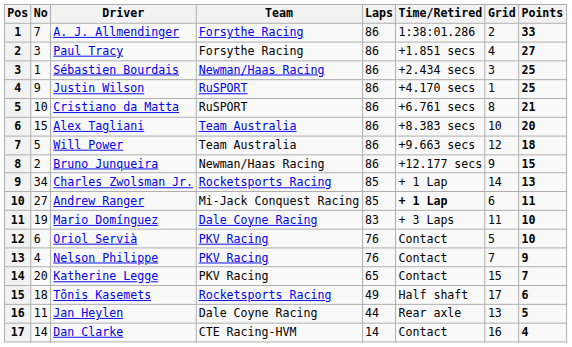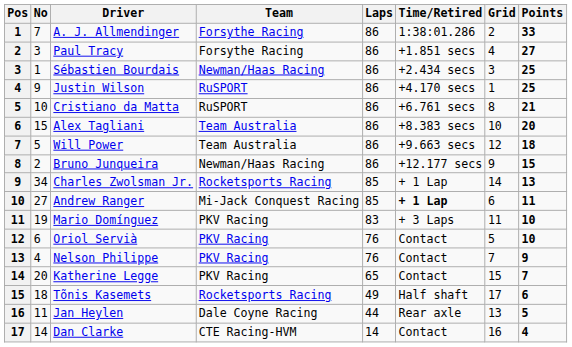(258, 220) Dale Coyne Racing -> (234, 220) PKV Racing
